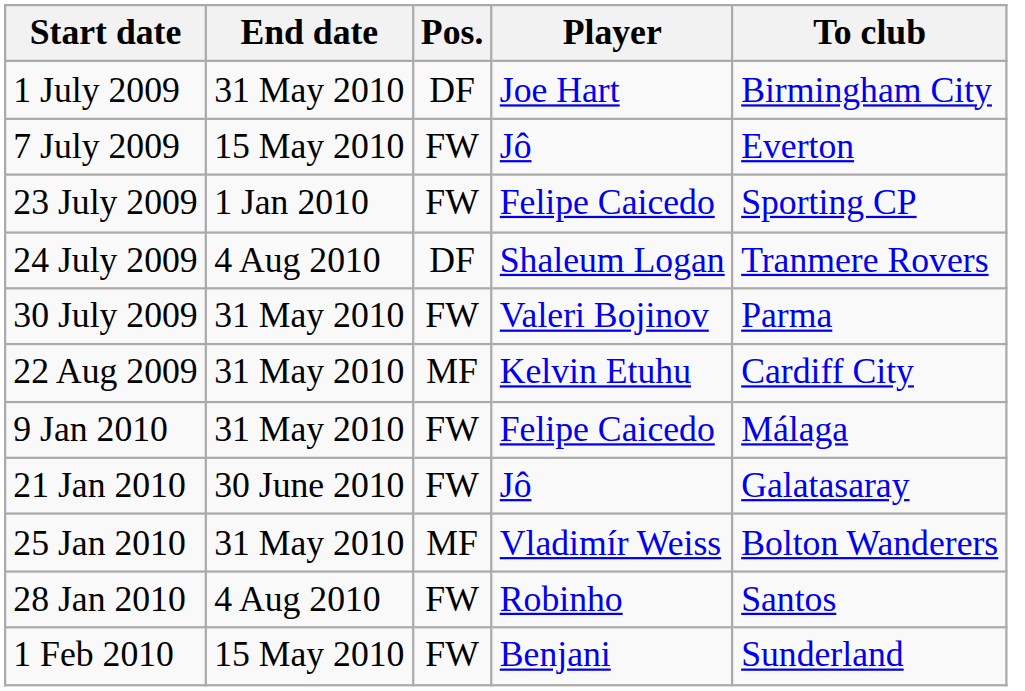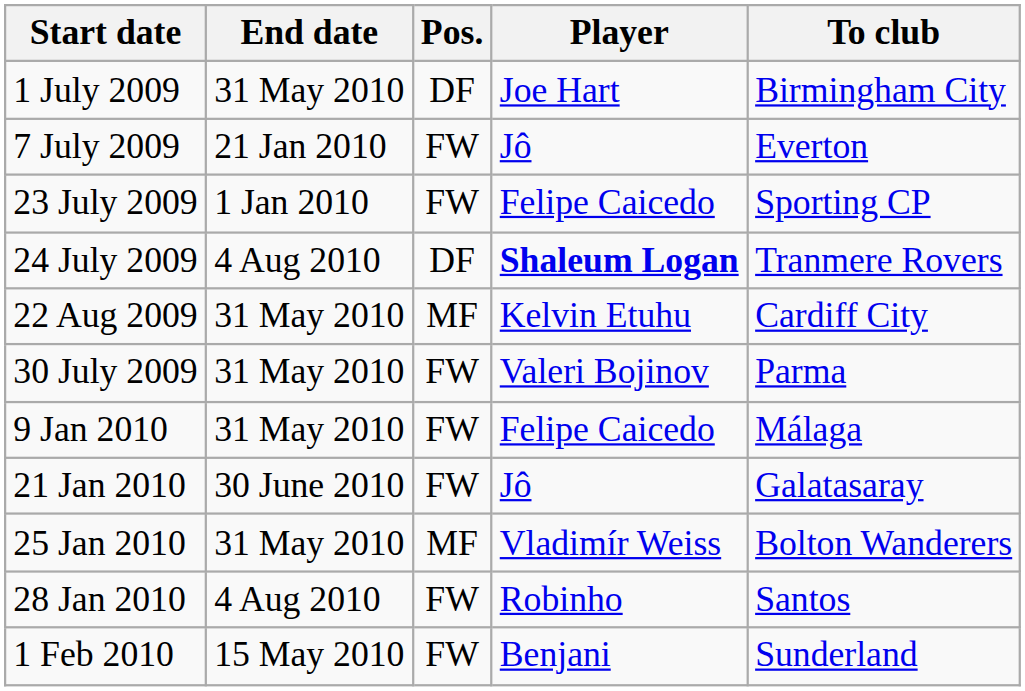(309, 145) 15 May 2010 -> (300, 145) 21 Jan 2010
(612, 259) normal -> (619, 259) bold
rows swapped: (106, 315) <-> (106, 372)
